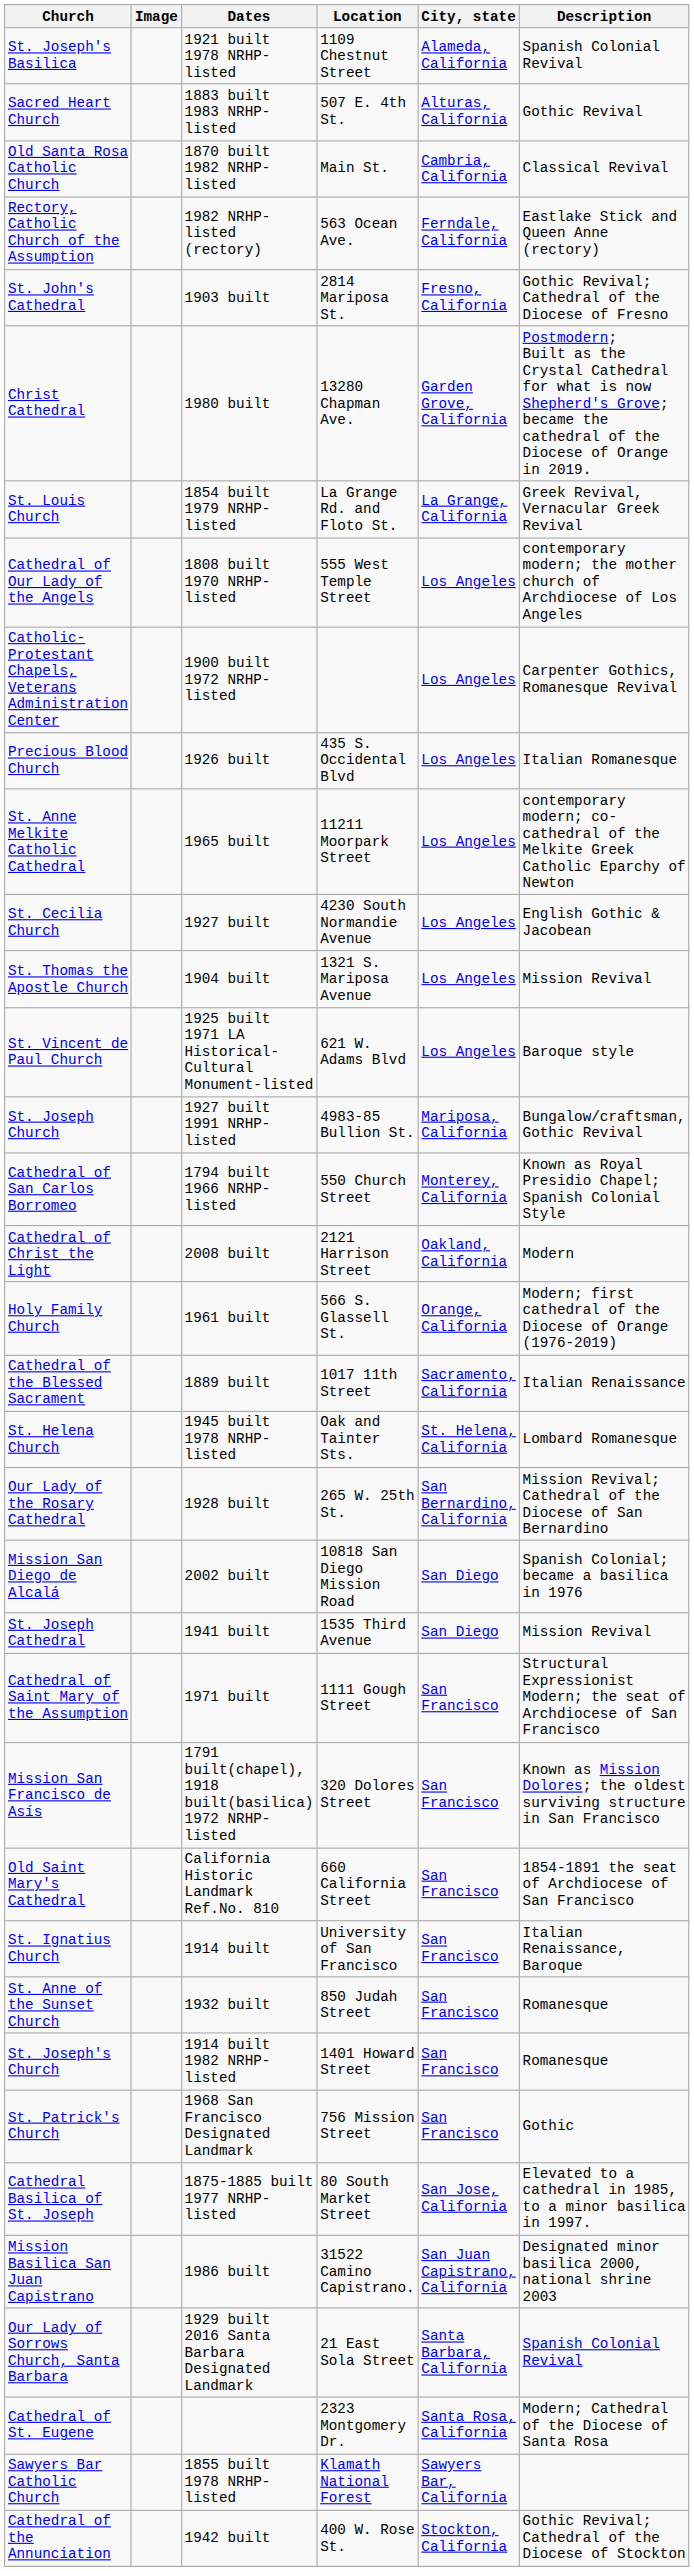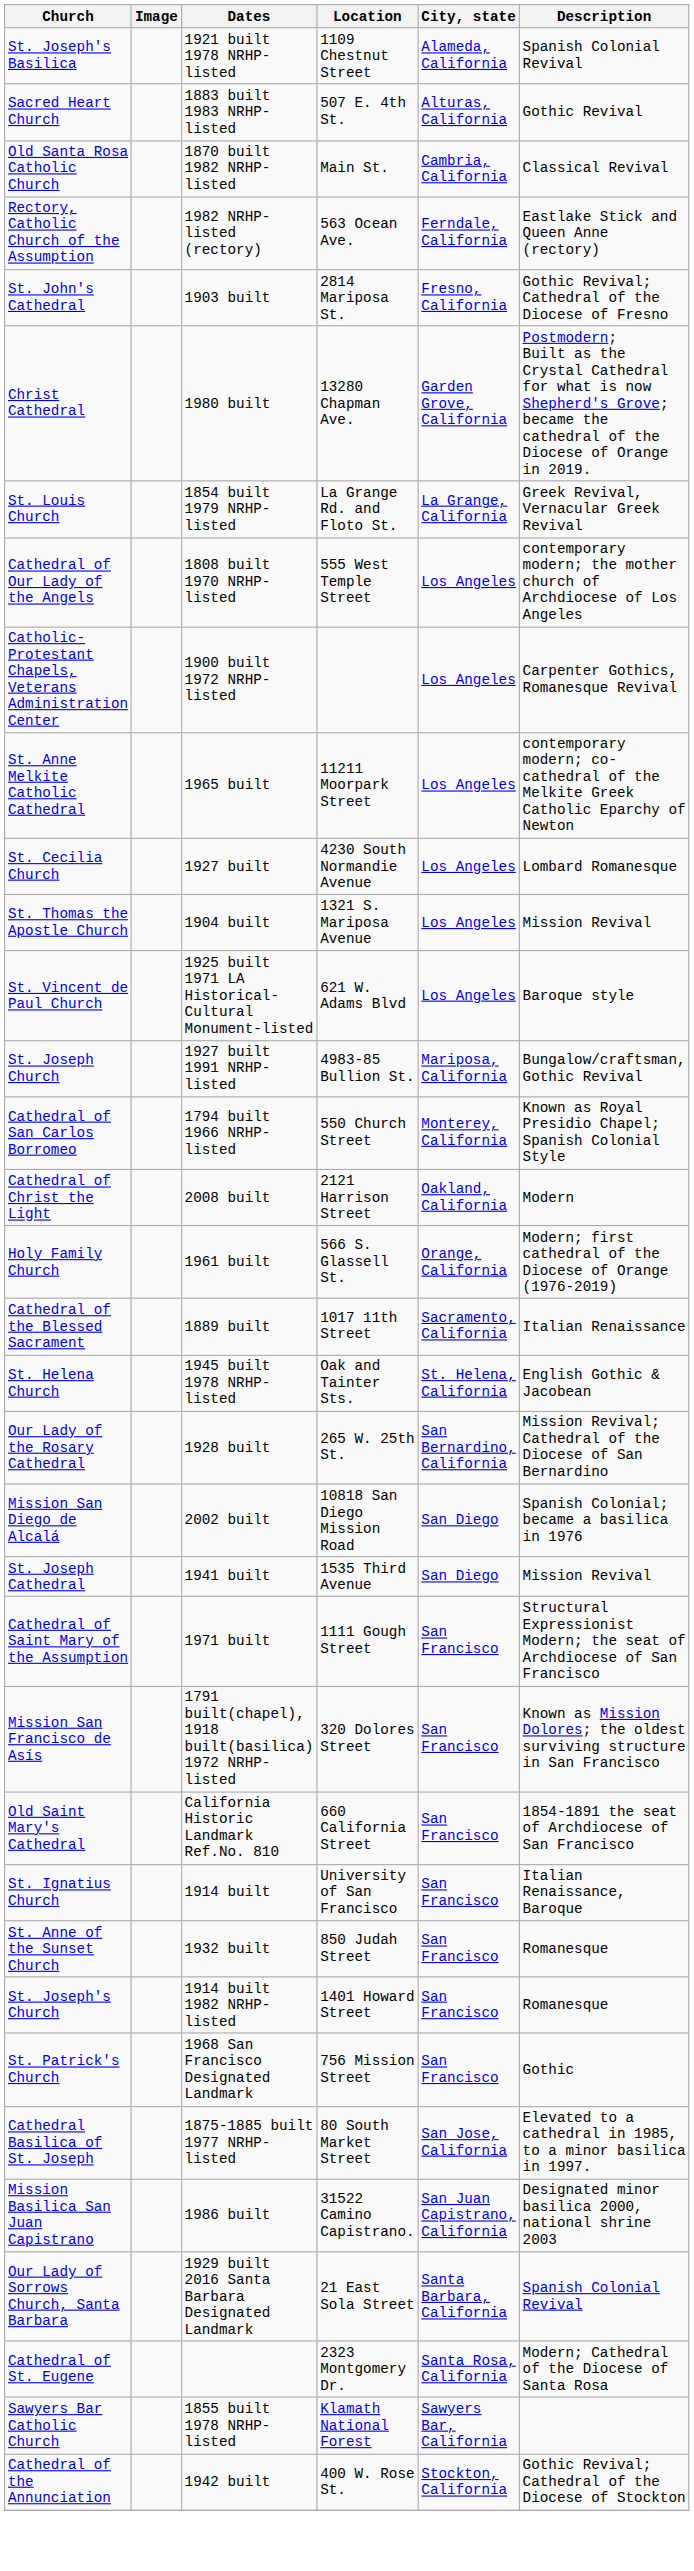- row: (68, 761)
(591, 923) English Gothic & Jacobean -> (600, 867) Lombard Romanesque
(600, 1439) Lombard Romanesque -> (591, 1383) English Gothic & Jacobean
